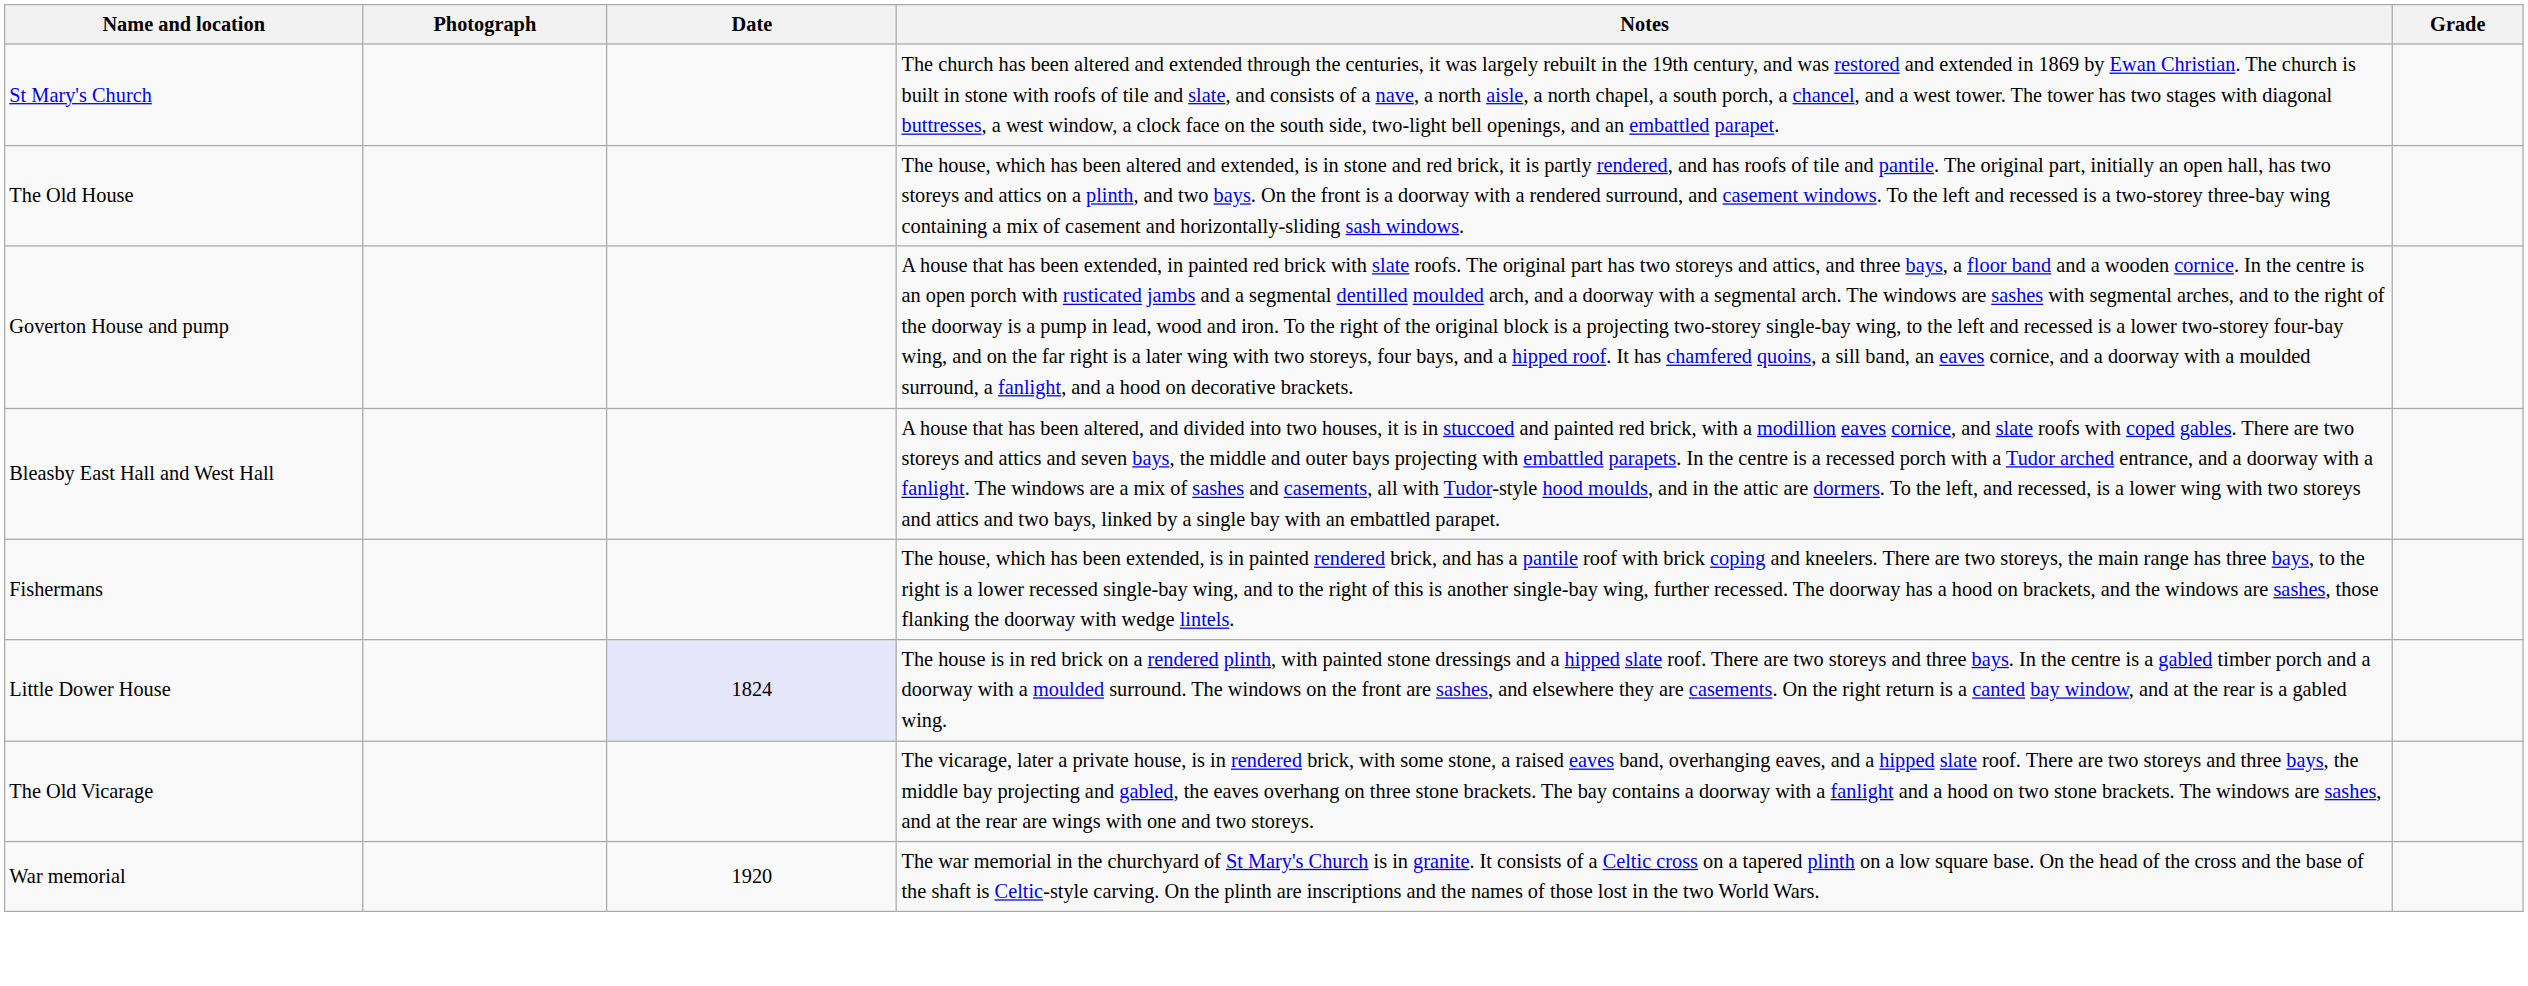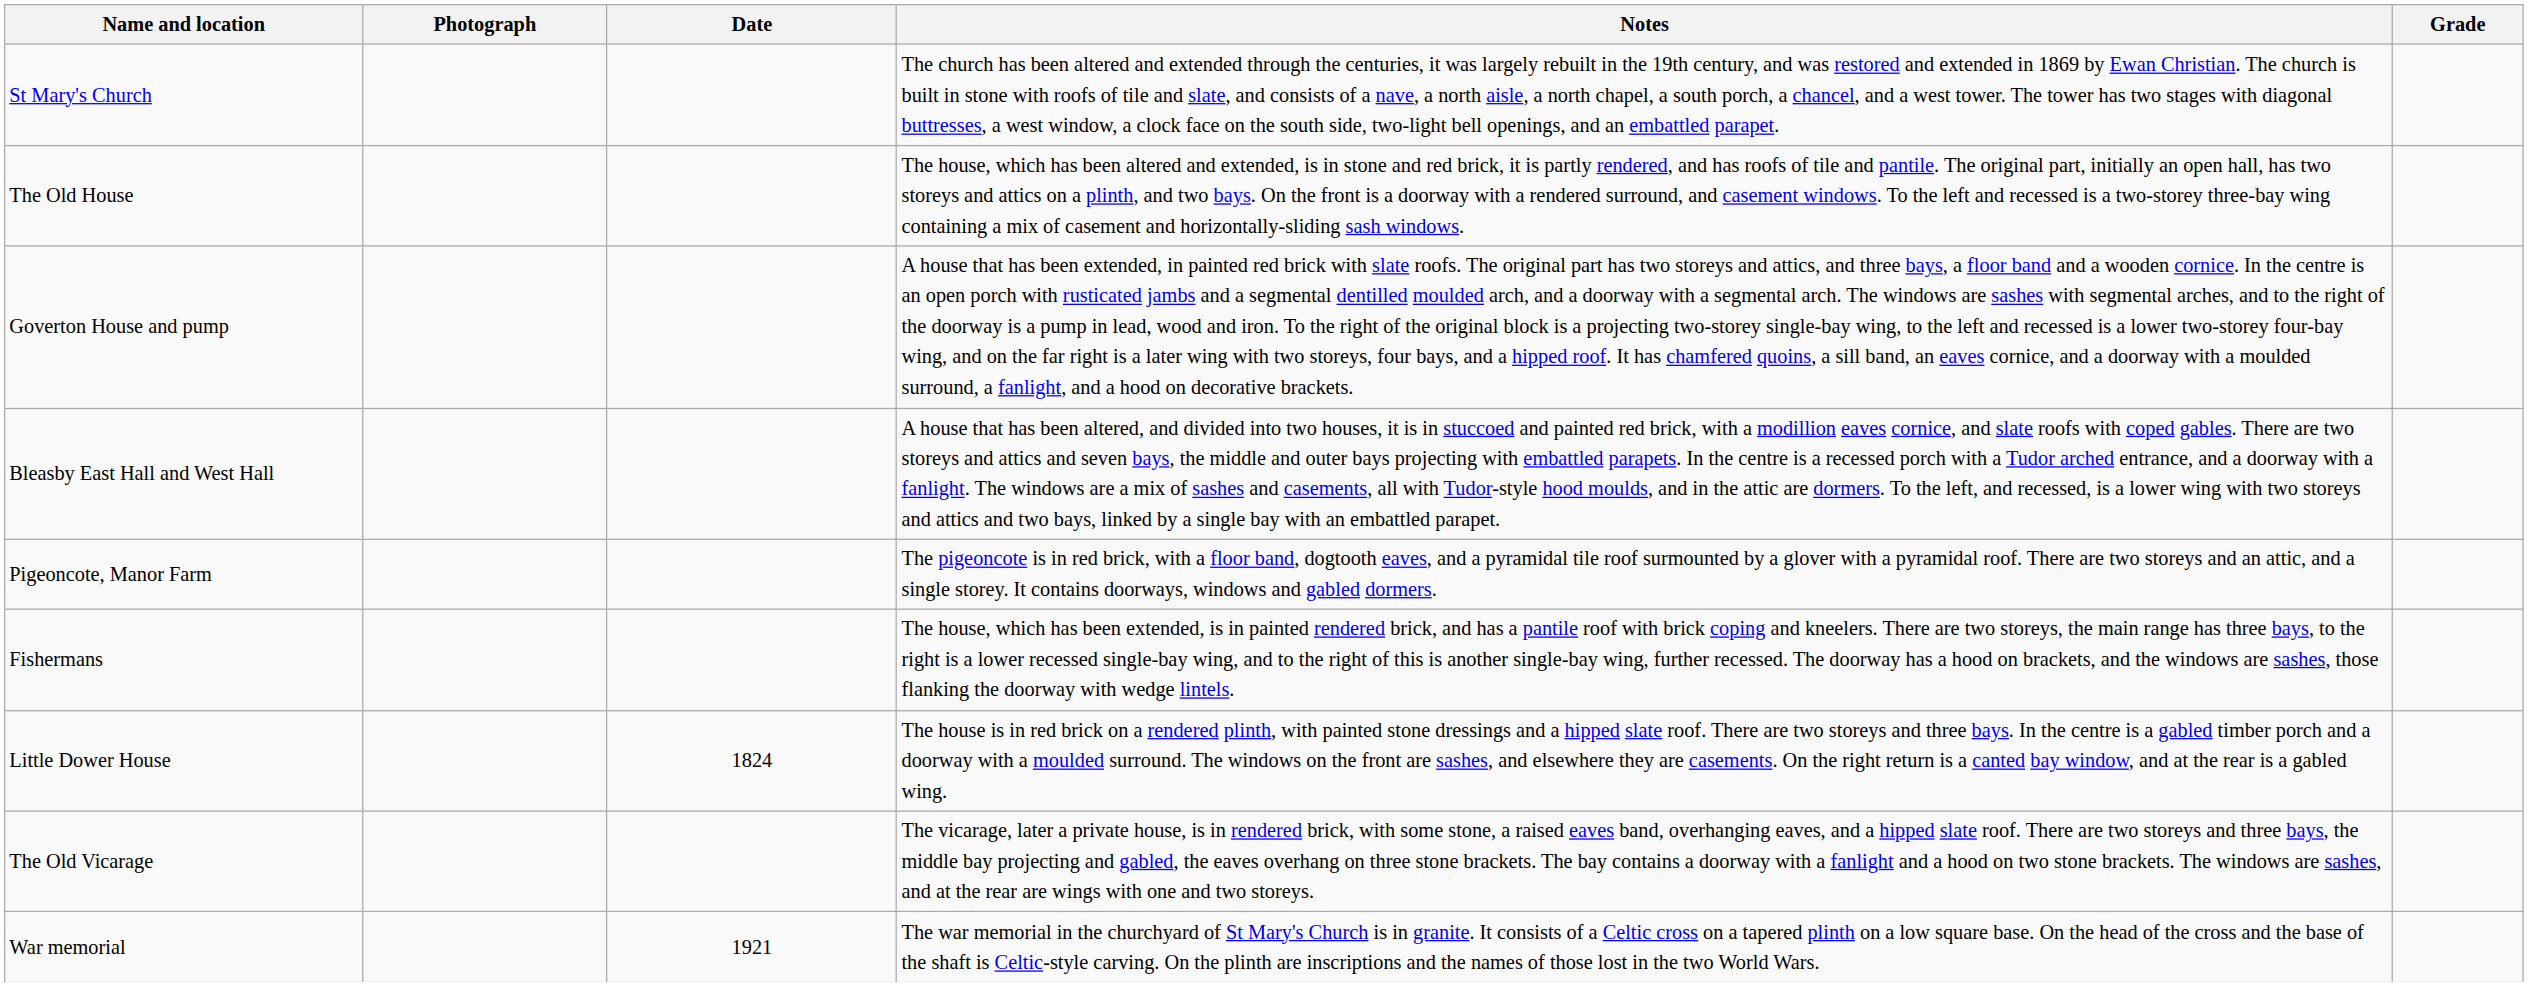+ row: (111, 574)
(752, 690) lavender background -> (752, 760) no background
(752, 876) 1920 -> (752, 946) 1921
